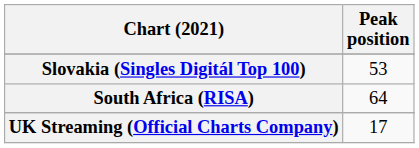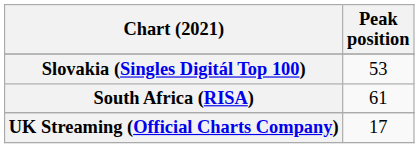(378, 98) 64 -> (378, 98) 61
